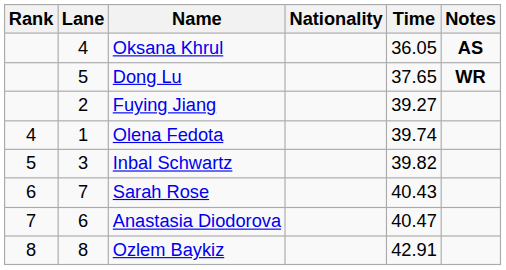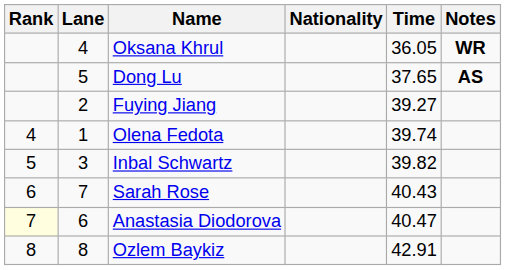(471, 47) AS -> (471, 47) WR
(471, 76) WR -> (471, 76) AS
(31, 221) no background -> (31, 221) lightyellow background
